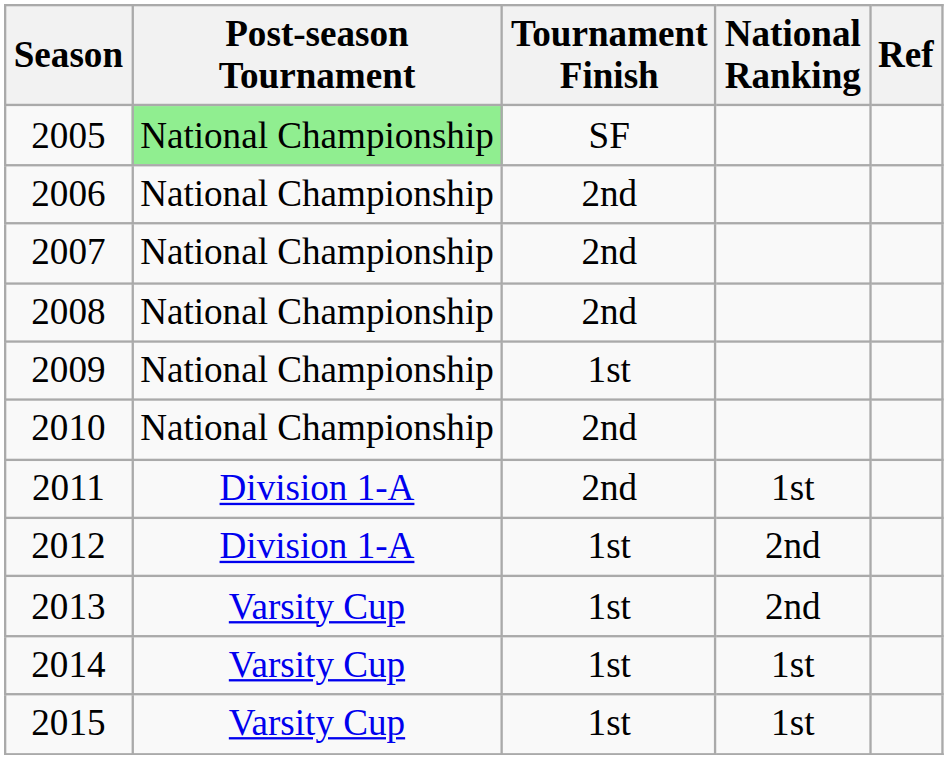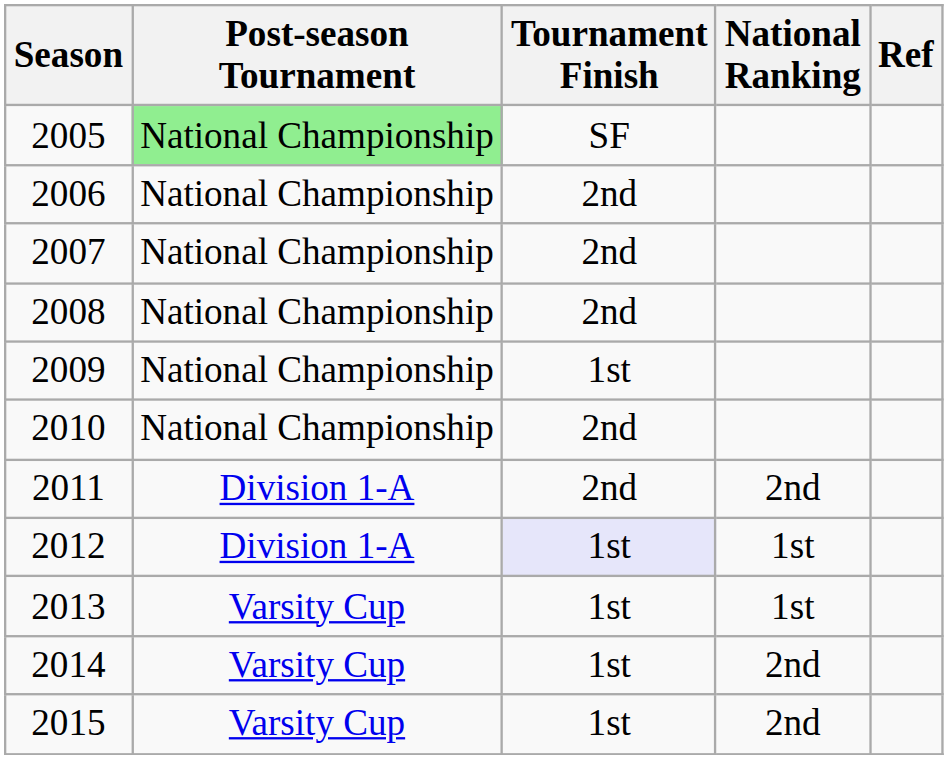(793, 487) 1st -> (793, 487) 2nd
(609, 546) no background -> (609, 546) lavender background
(793, 546) 2nd -> (793, 546) 1st
(793, 605) 2nd -> (793, 605) 1st
(793, 664) 1st -> (793, 664) 2nd
(793, 723) 1st -> (793, 723) 2nd
